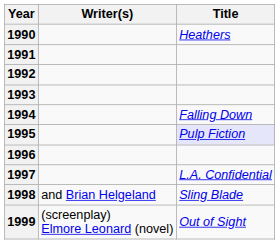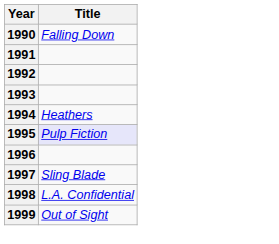- column: (107, 14)
(205, 34) Heathers -> (78, 34) Falling Down
(216, 114) Falling Down -> (67, 114) Heathers
(226, 174) L.A. Confidential -> (73, 174) Sling Blade
(211, 194) Sling Blade -> (88, 194) L.A. Confidential
